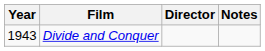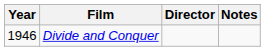(22, 35) 1943 -> (22, 35) 1946
